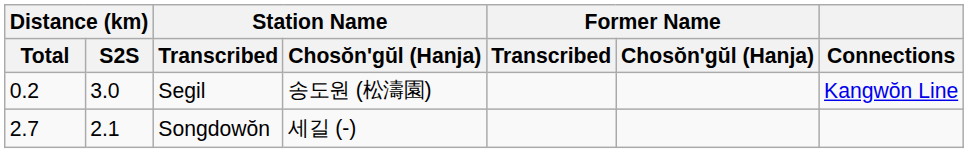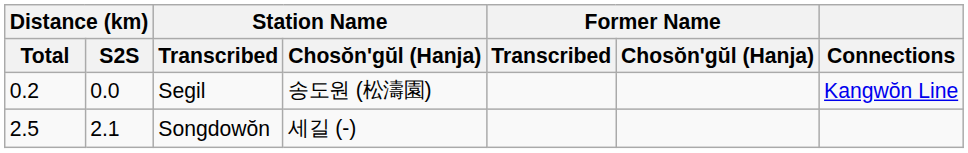(105, 91) 3.0 -> (105, 91) 0.0
(24, 129) 2.7 -> (24, 129) 2.5
